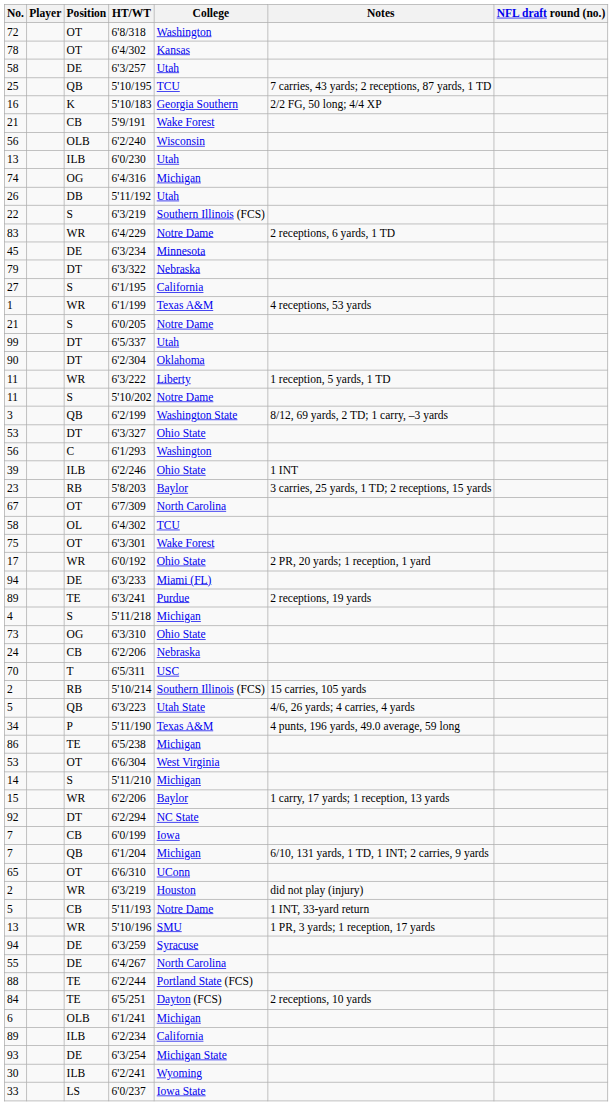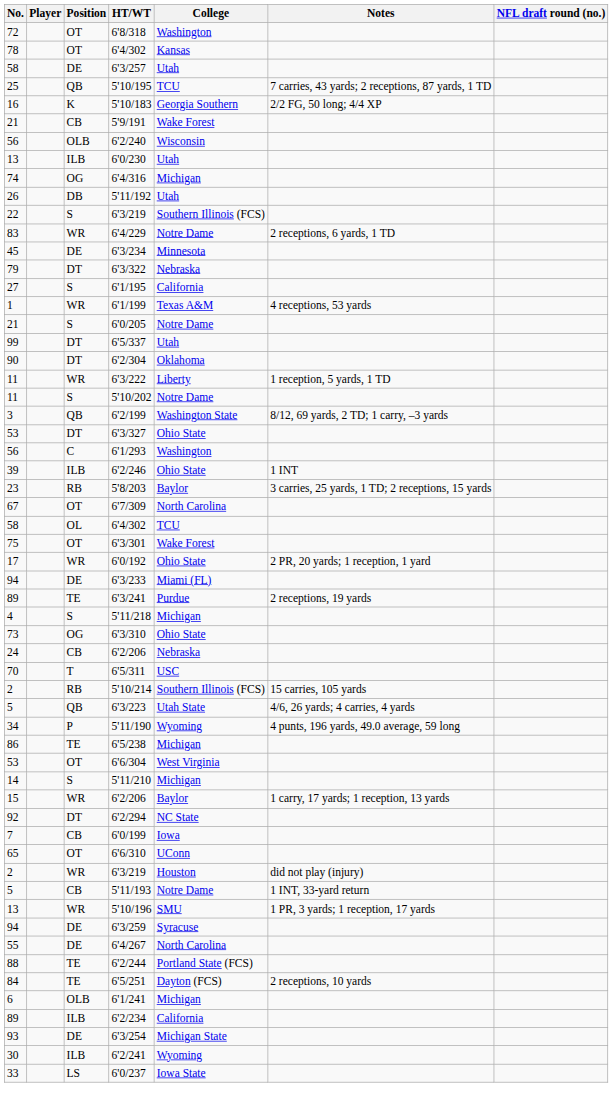(185, 726) Texas A&M -> (179, 726) Wyoming
- row: (10, 854)
